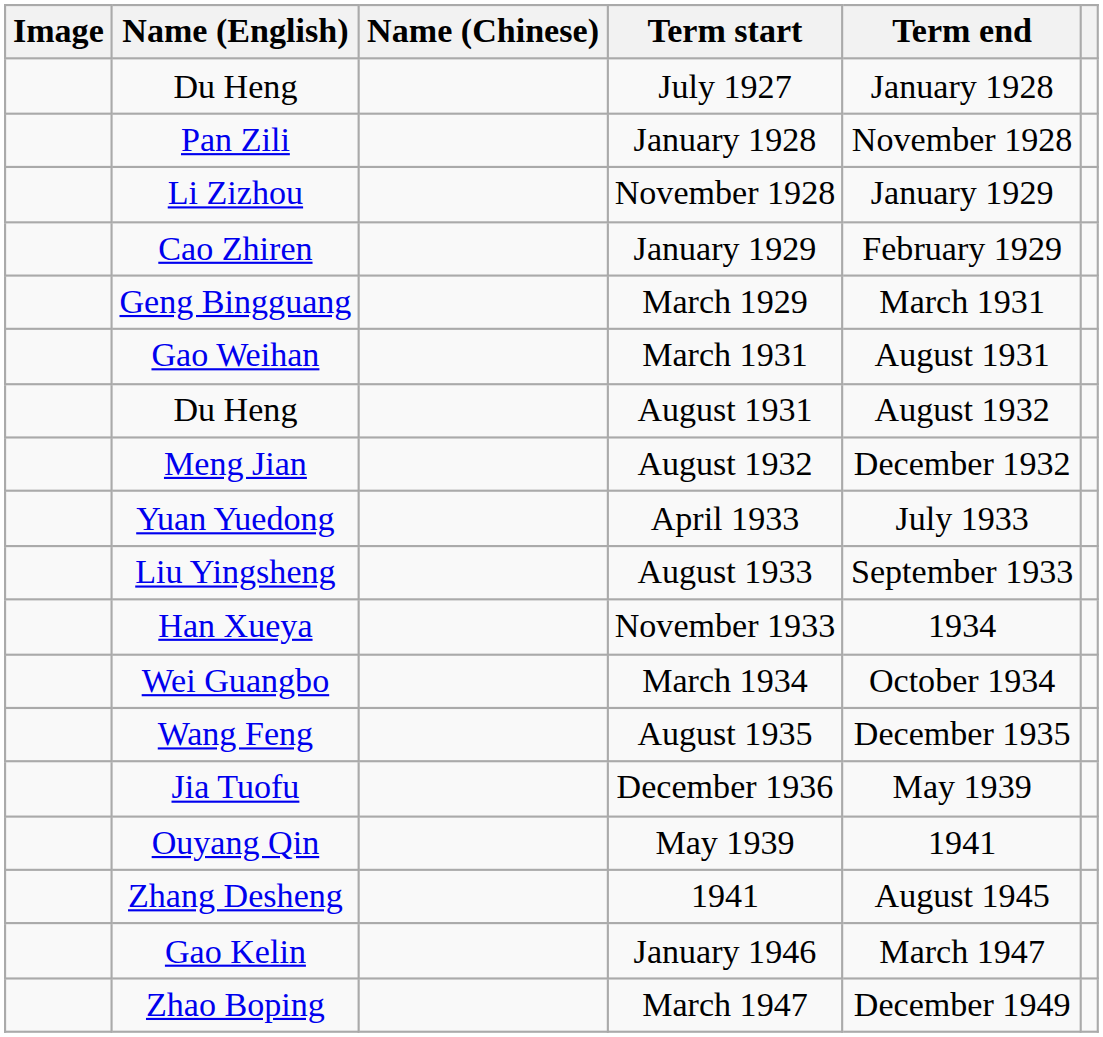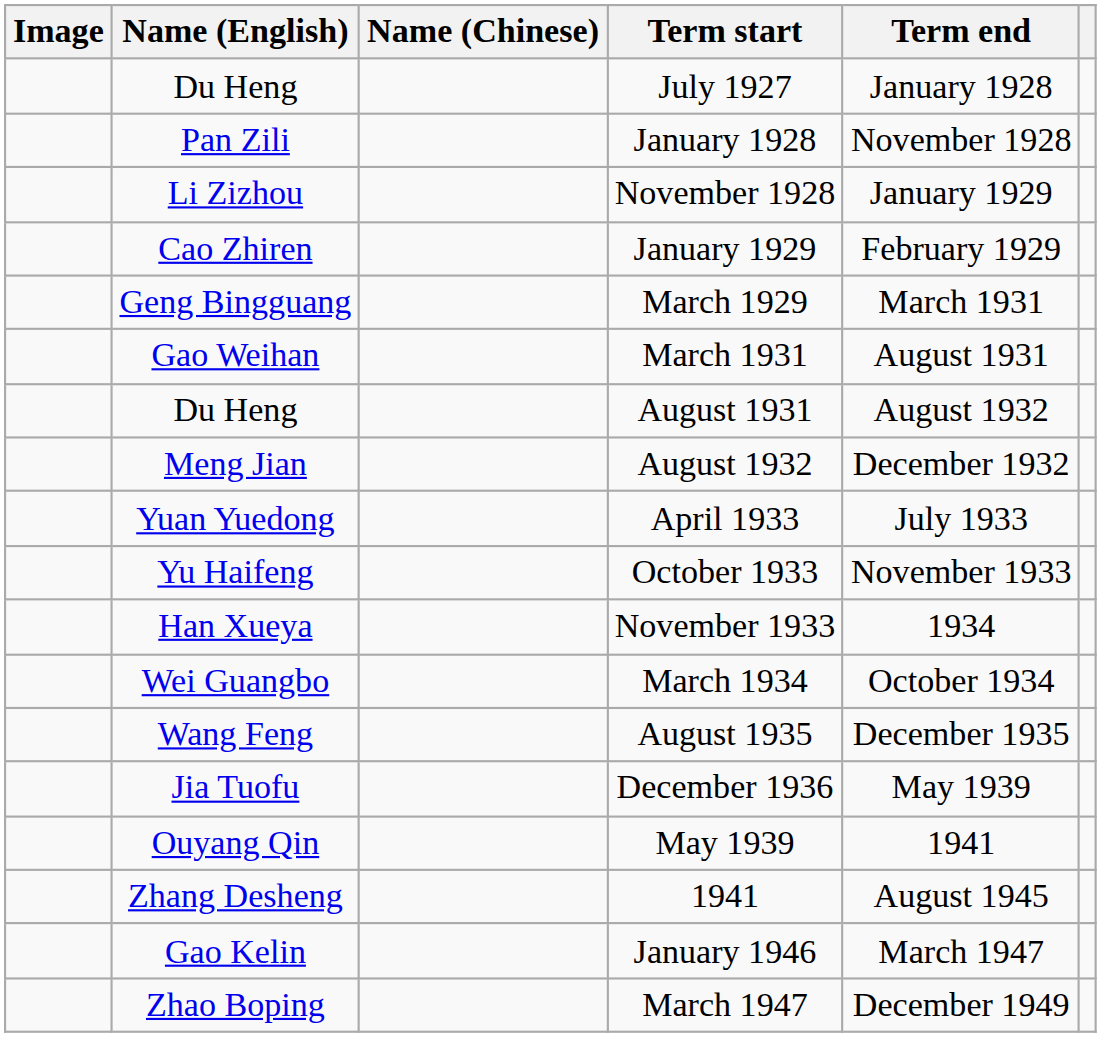- row: (725, 572)
+ row: (725, 572)
